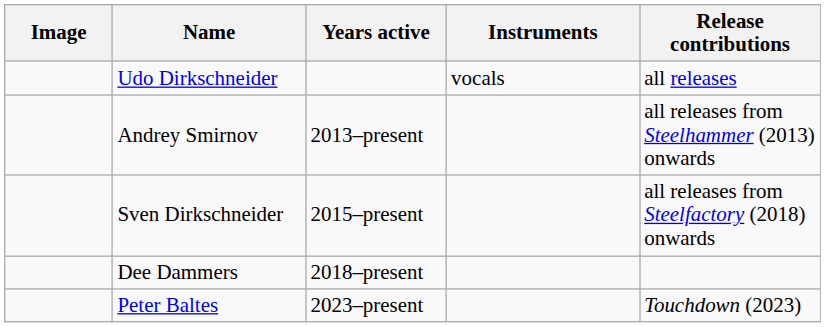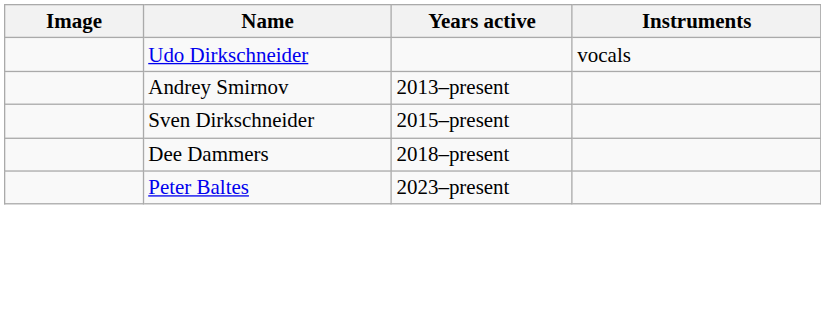- column: (730, 32)
